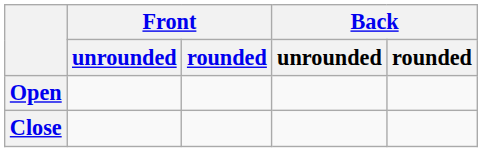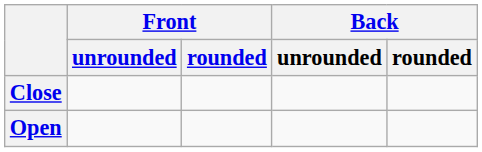rows swapped: (36, 127) <-> (36, 92)
